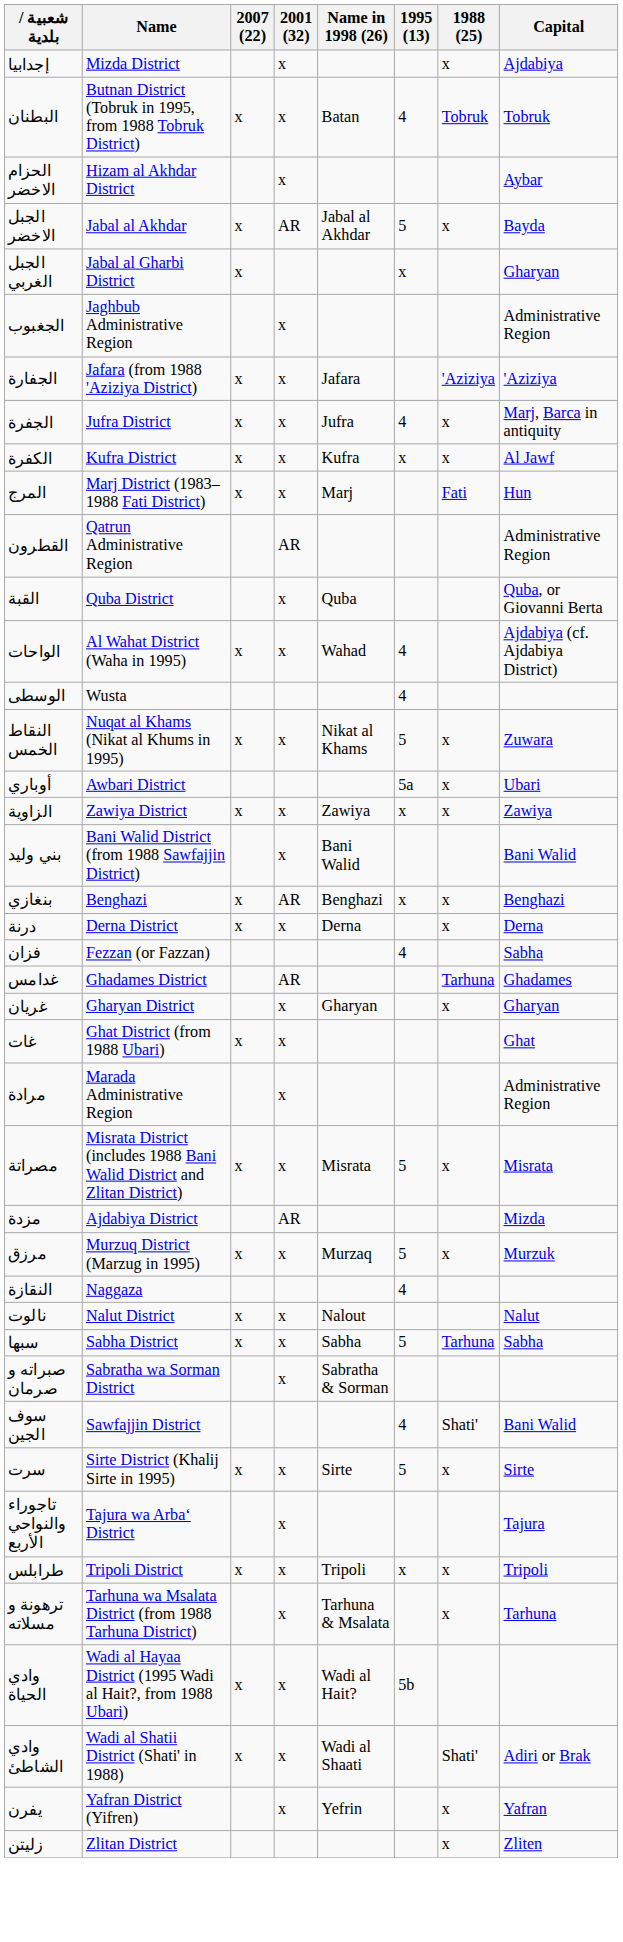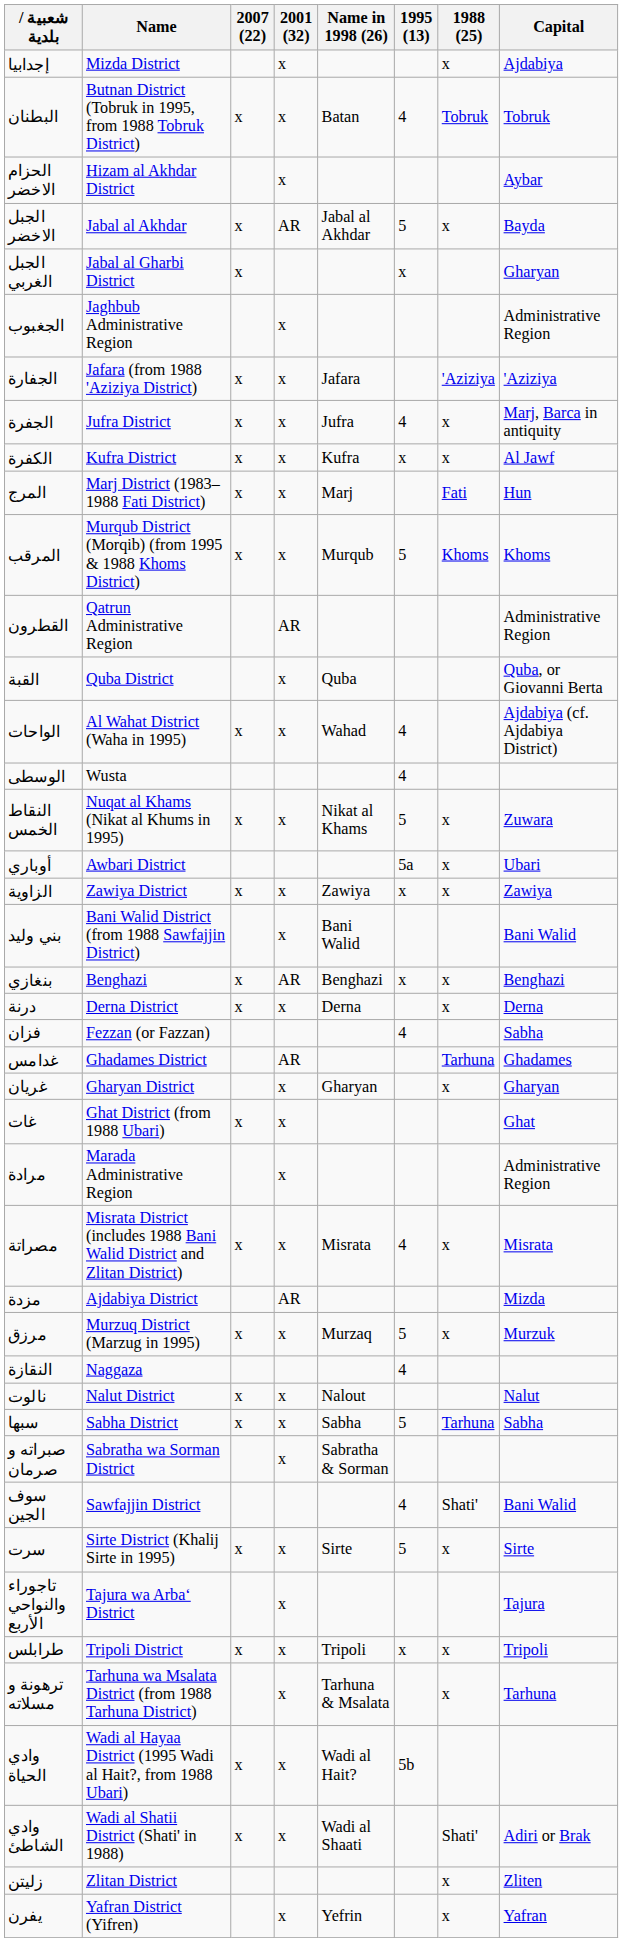+ row: (34, 555)
(402, 1165) 5 -> (402, 1245) 4
rows swapped: (25, 1809) <-> (26, 1844)
